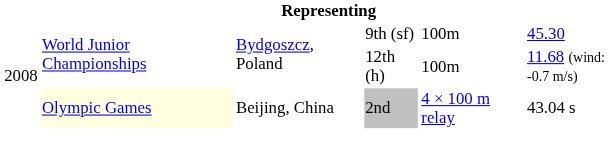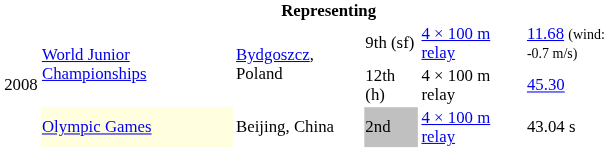(440, 33) 100m -> (456, 43) 4 × 100 m relay
(546, 33) 45.30 -> (566, 43) 11.68 (wind: -0.7 m/s)
(440, 66) 100m -> (456, 85) 4 × 100 m relay
(566, 66) 11.68 (wind: -0.7 m/s) -> (546, 85) 45.30
